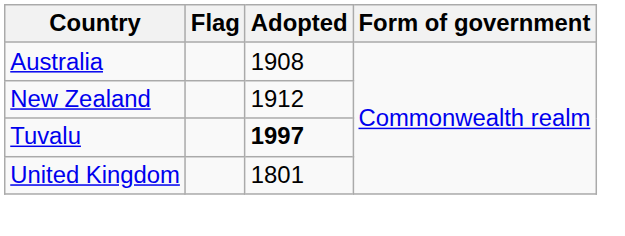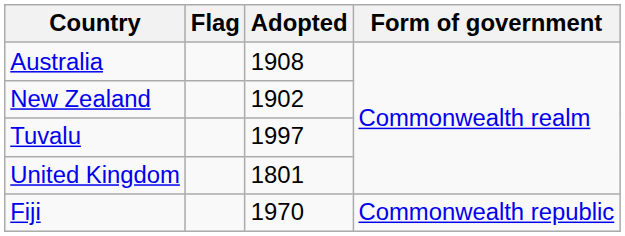(277, 99) 1912 -> (277, 99) 1902
(277, 136) bold -> (277, 136) normal
+ row: (25, 212)
